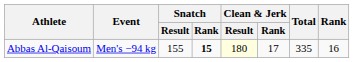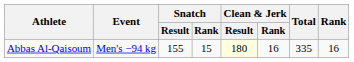(206, 49) bold -> (206, 49) normal
(273, 49) 17 -> (273, 49) 16
